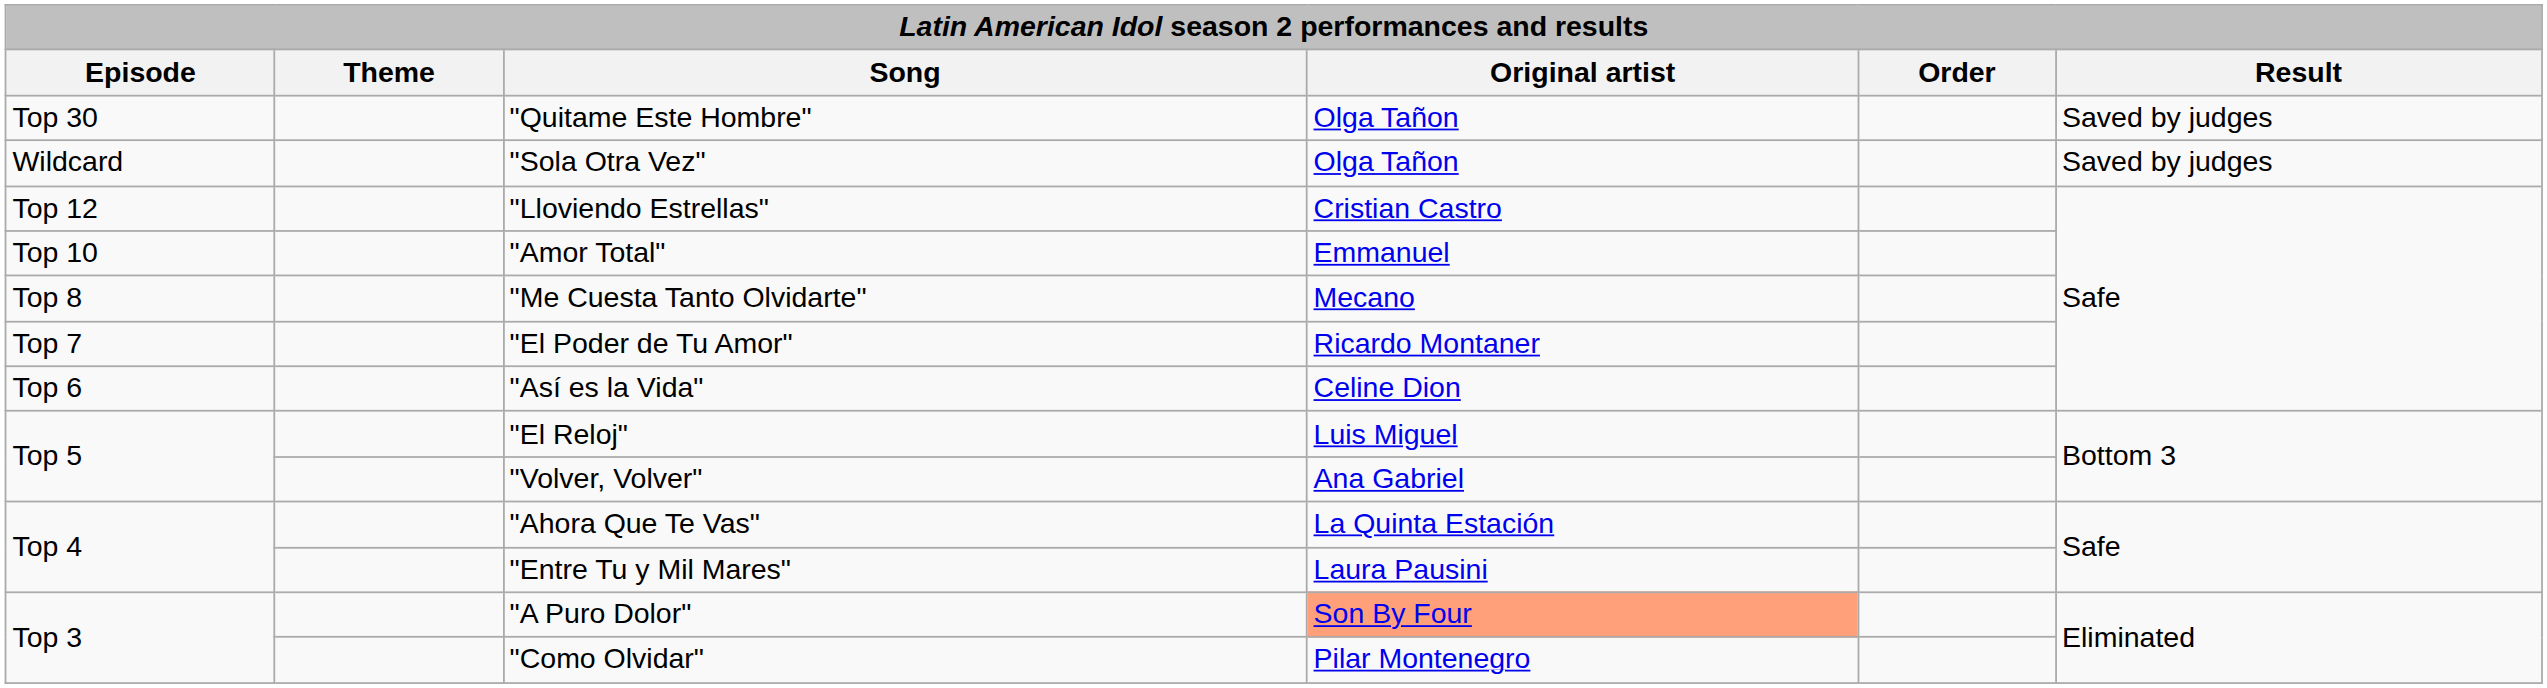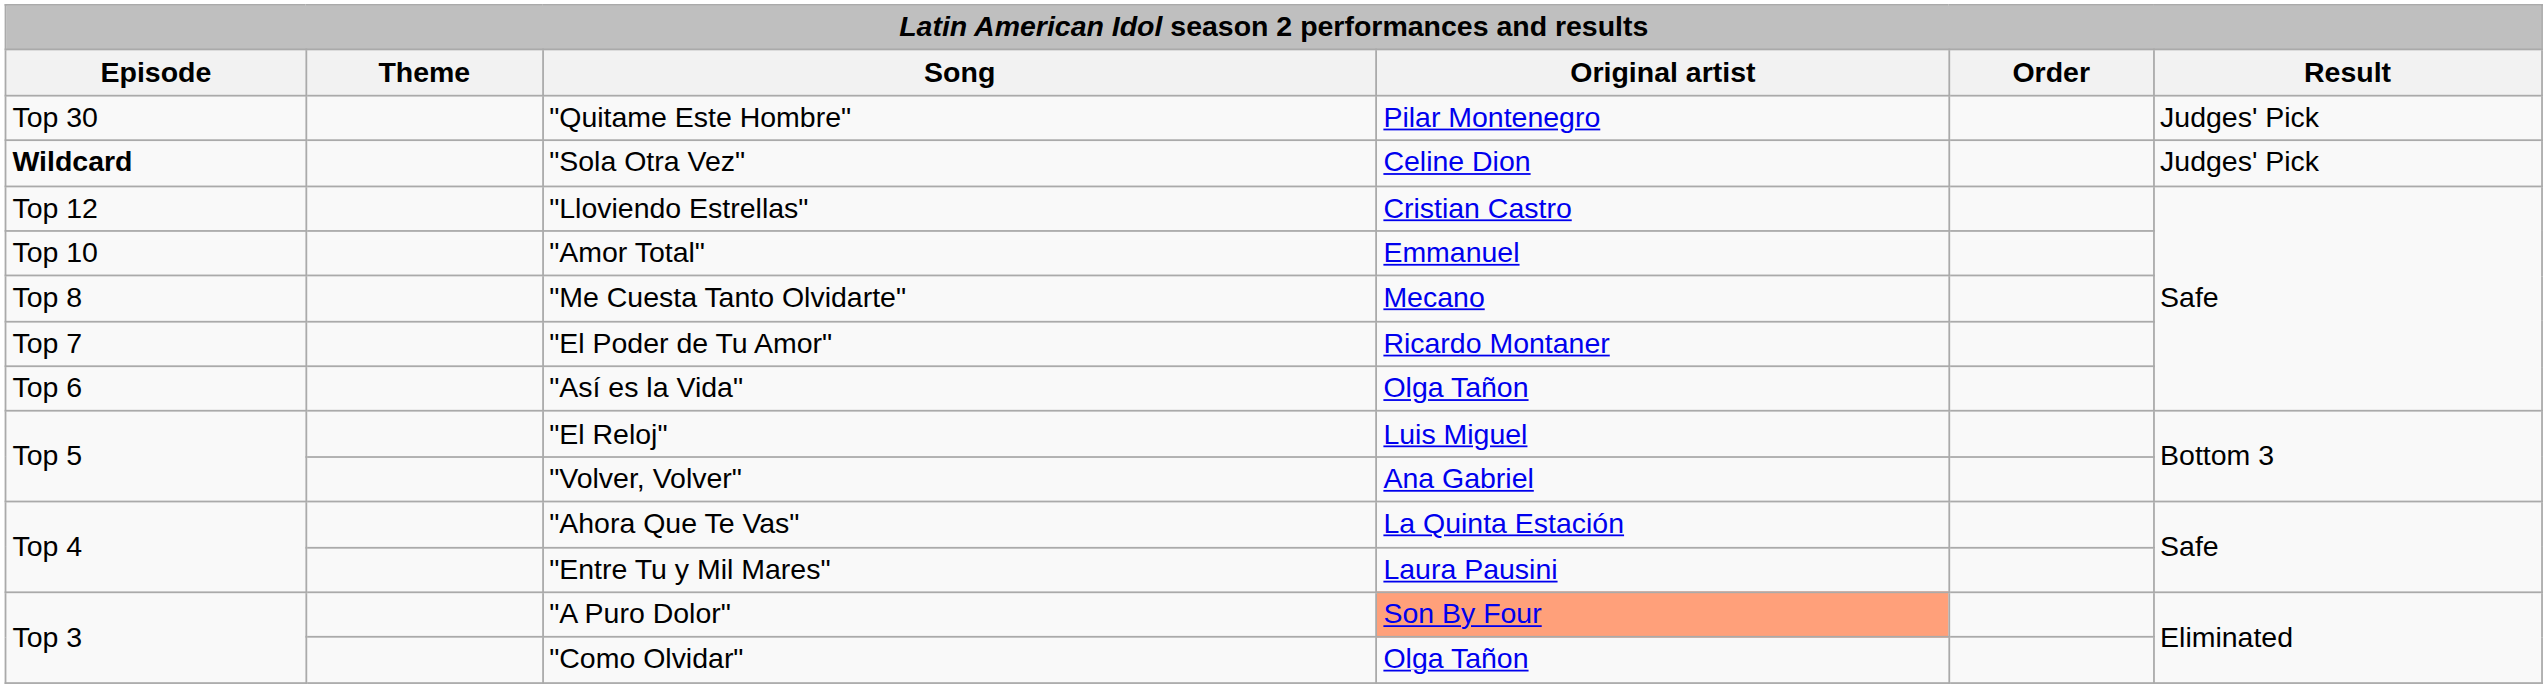(1386, 117) Olga Tañon -> (1492, 117) Pilar Montenegro
(2167, 117) Saved by judges -> (2240, 117) Judges' Pick
(68, 162) normal -> (72, 162) bold
(1386, 162) Olga Tañon -> (1457, 162) Celine Dion
(2167, 162) Saved by judges -> (2240, 162) Judges' Pick
(1387, 388) Celine Dion -> (1456, 388) Olga Tañon
(1422, 659) Pilar Montenegro -> (1456, 659) Olga Tañon
